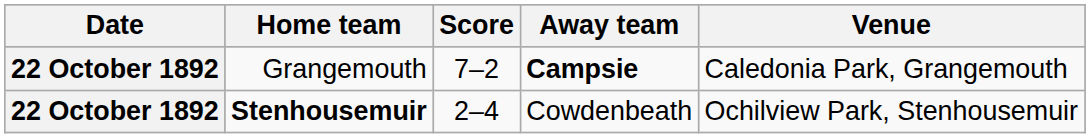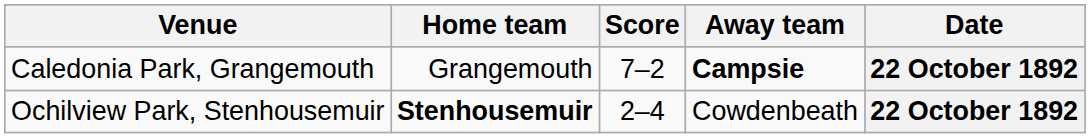columns swapped: (115, 25) <-> (891, 25)
